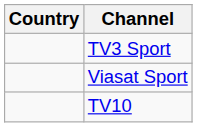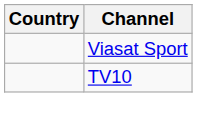- row: (129, 48)
